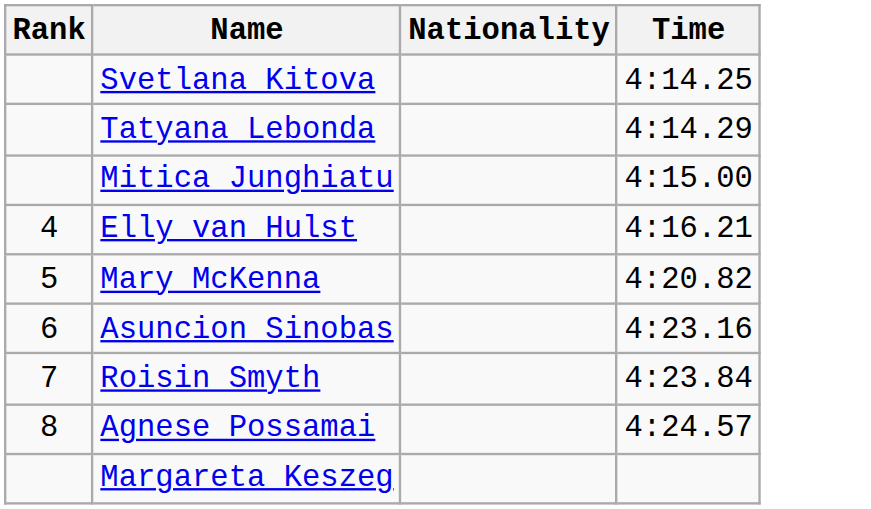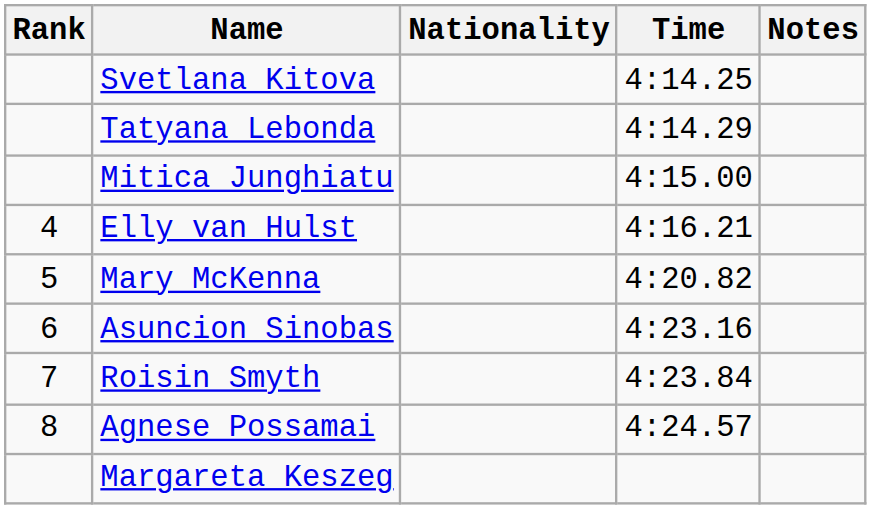+ column: (813, 30)
